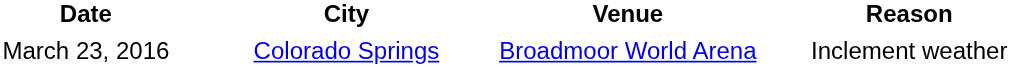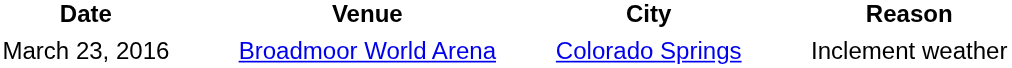columns swapped: (346, 14) <-> (628, 14)
